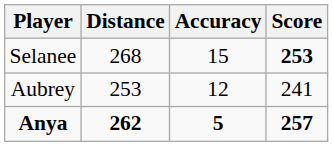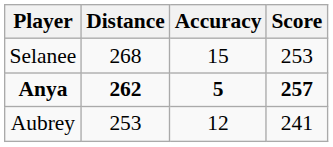(297, 55) bold -> (297, 55) normal
rows swapped: (43, 89) <-> (43, 123)
